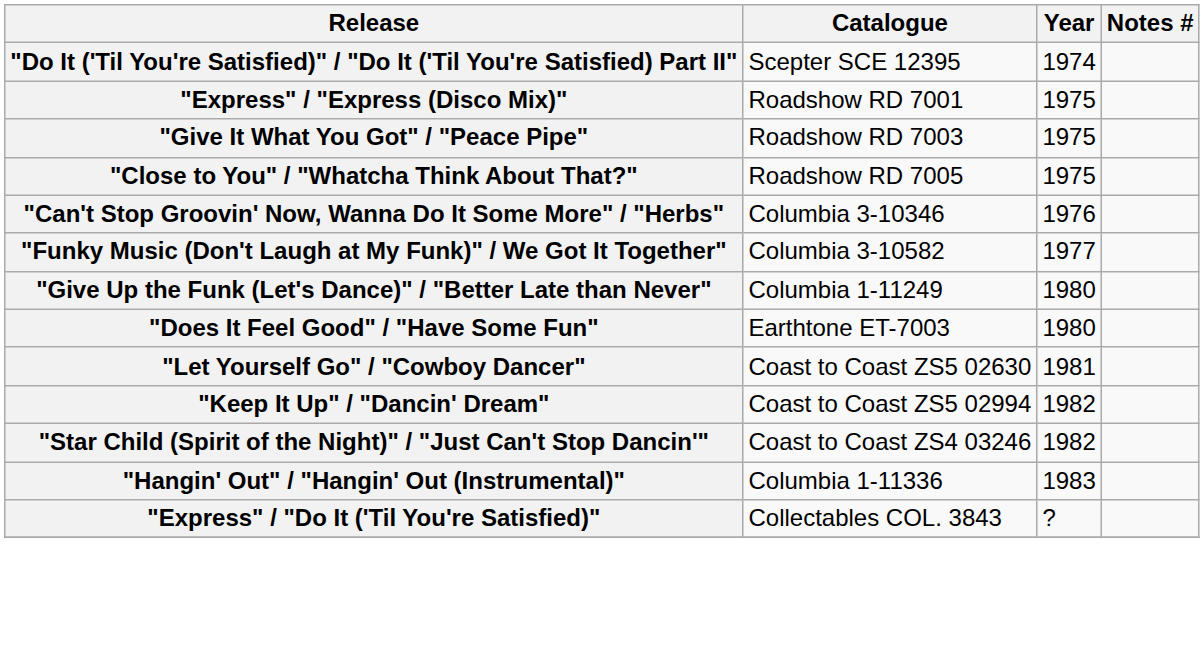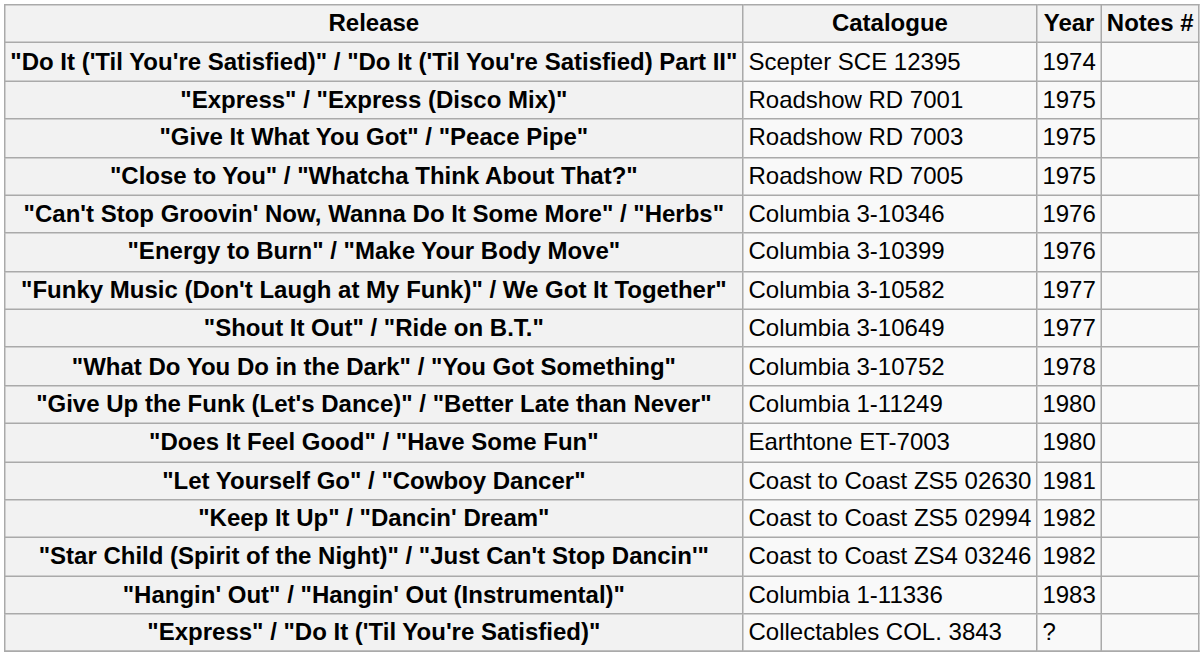+ row: (374, 251)
+ row: (374, 328)
+ row: (374, 366)
